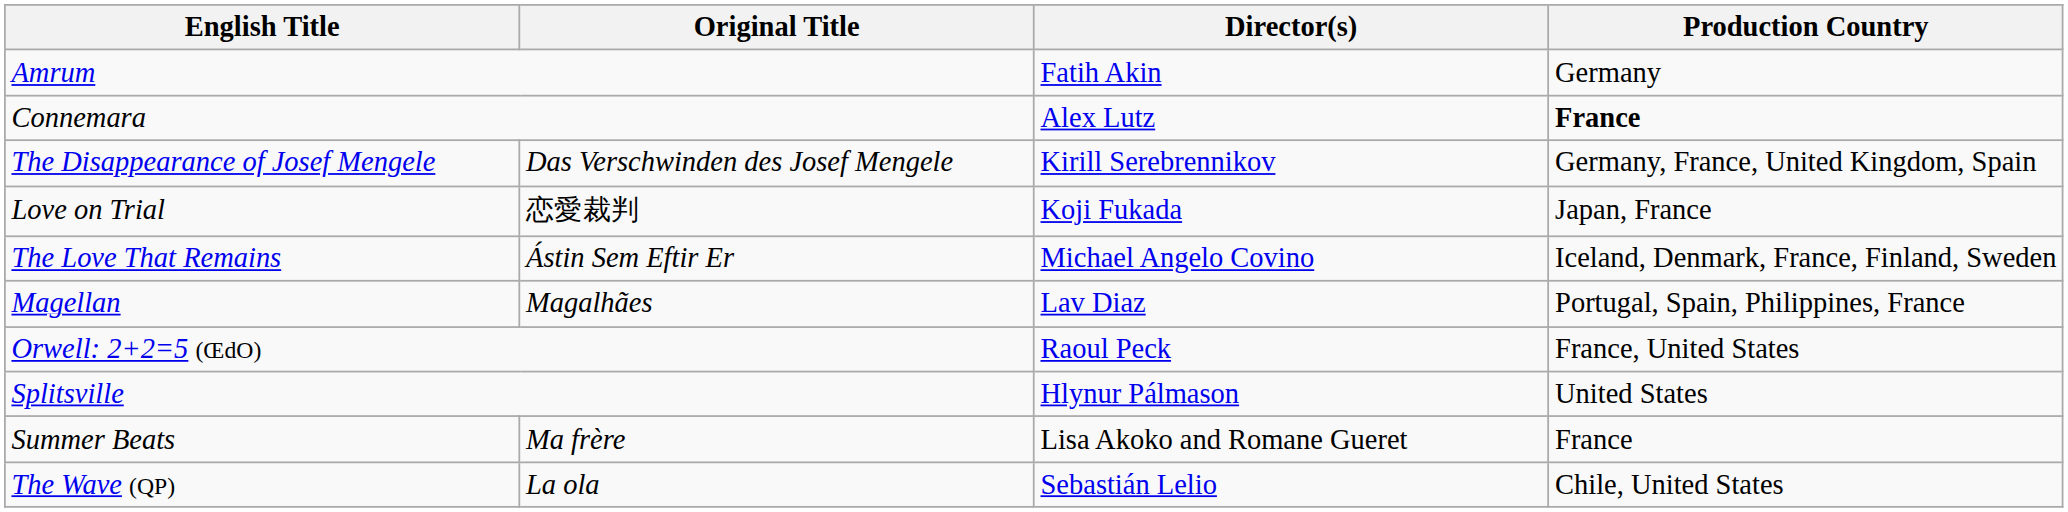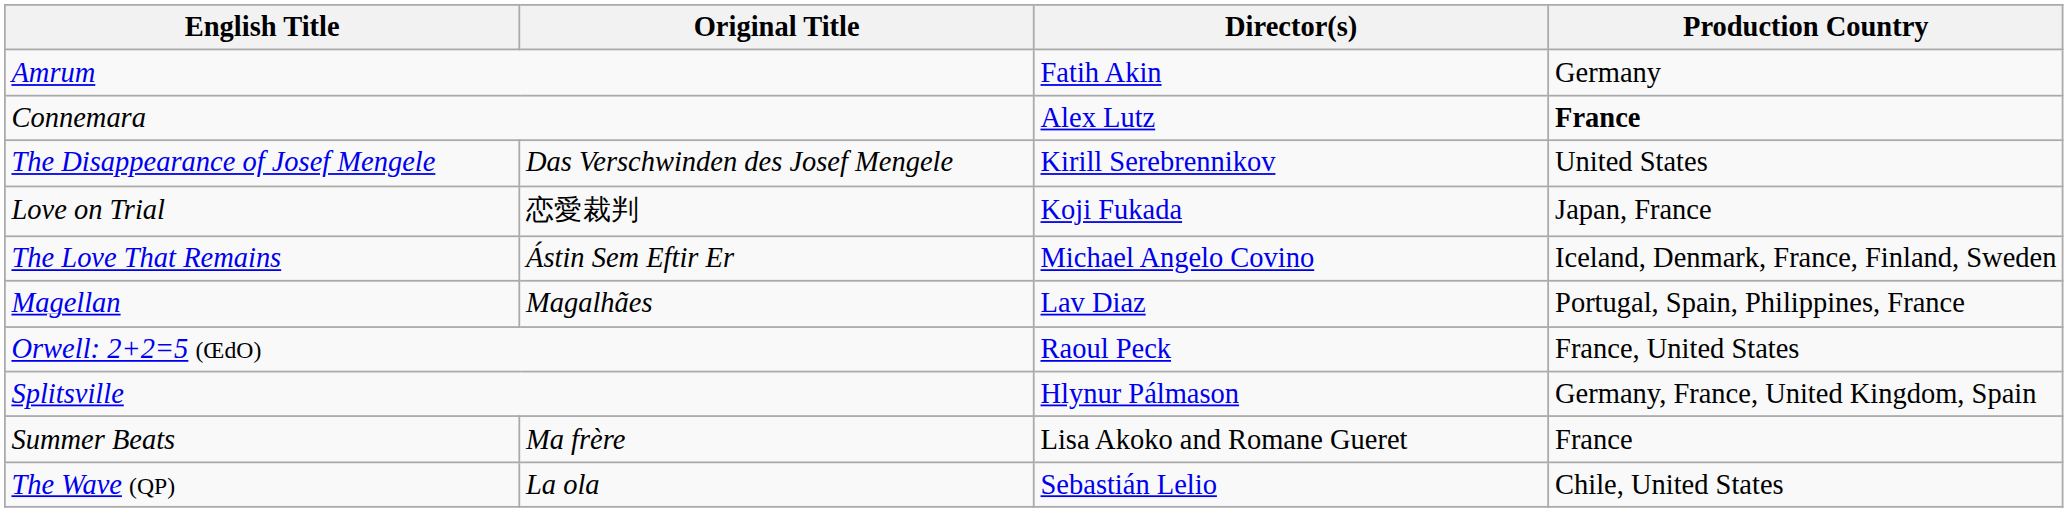(1796, 162) Germany, France, United Kingdom, Spain -> (1631, 162) United States
(1631, 393) United States -> (1796, 393) Germany, France, United Kingdom, Spain
